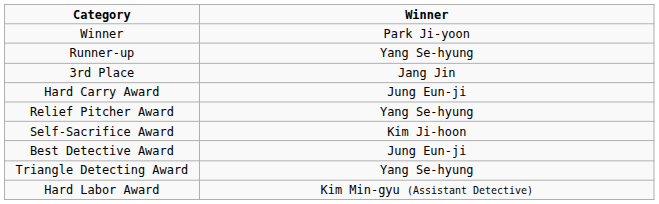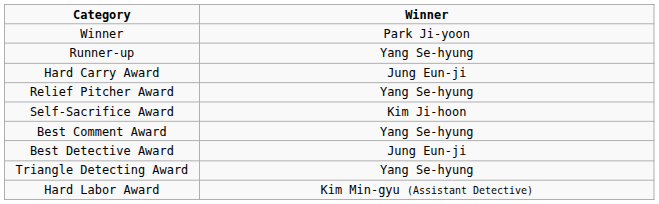- row: (102, 73)
+ row: (102, 131)
